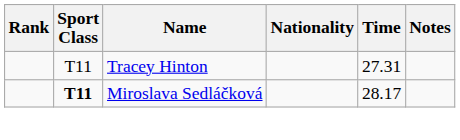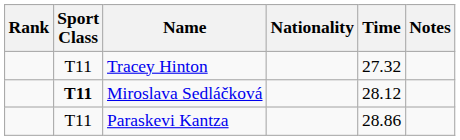(382, 65) 27.31 -> (382, 65) 27.32
(382, 93) 28.17 -> (382, 93) 28.12
+ row: (168, 120)
